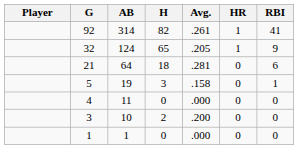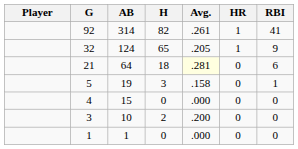(201, 65) no background -> (201, 65) lightyellow background
(126, 100) 11 -> (126, 100) 15
